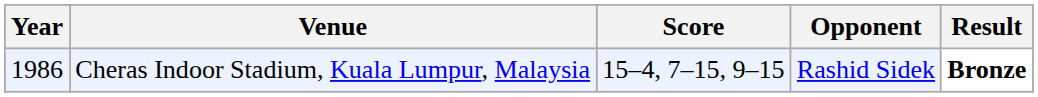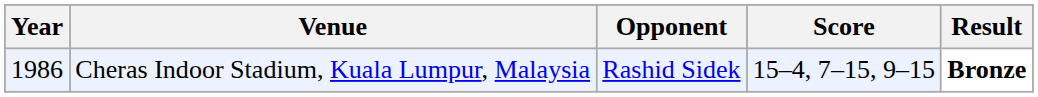columns swapped: (866, 26) <-> (693, 26)
